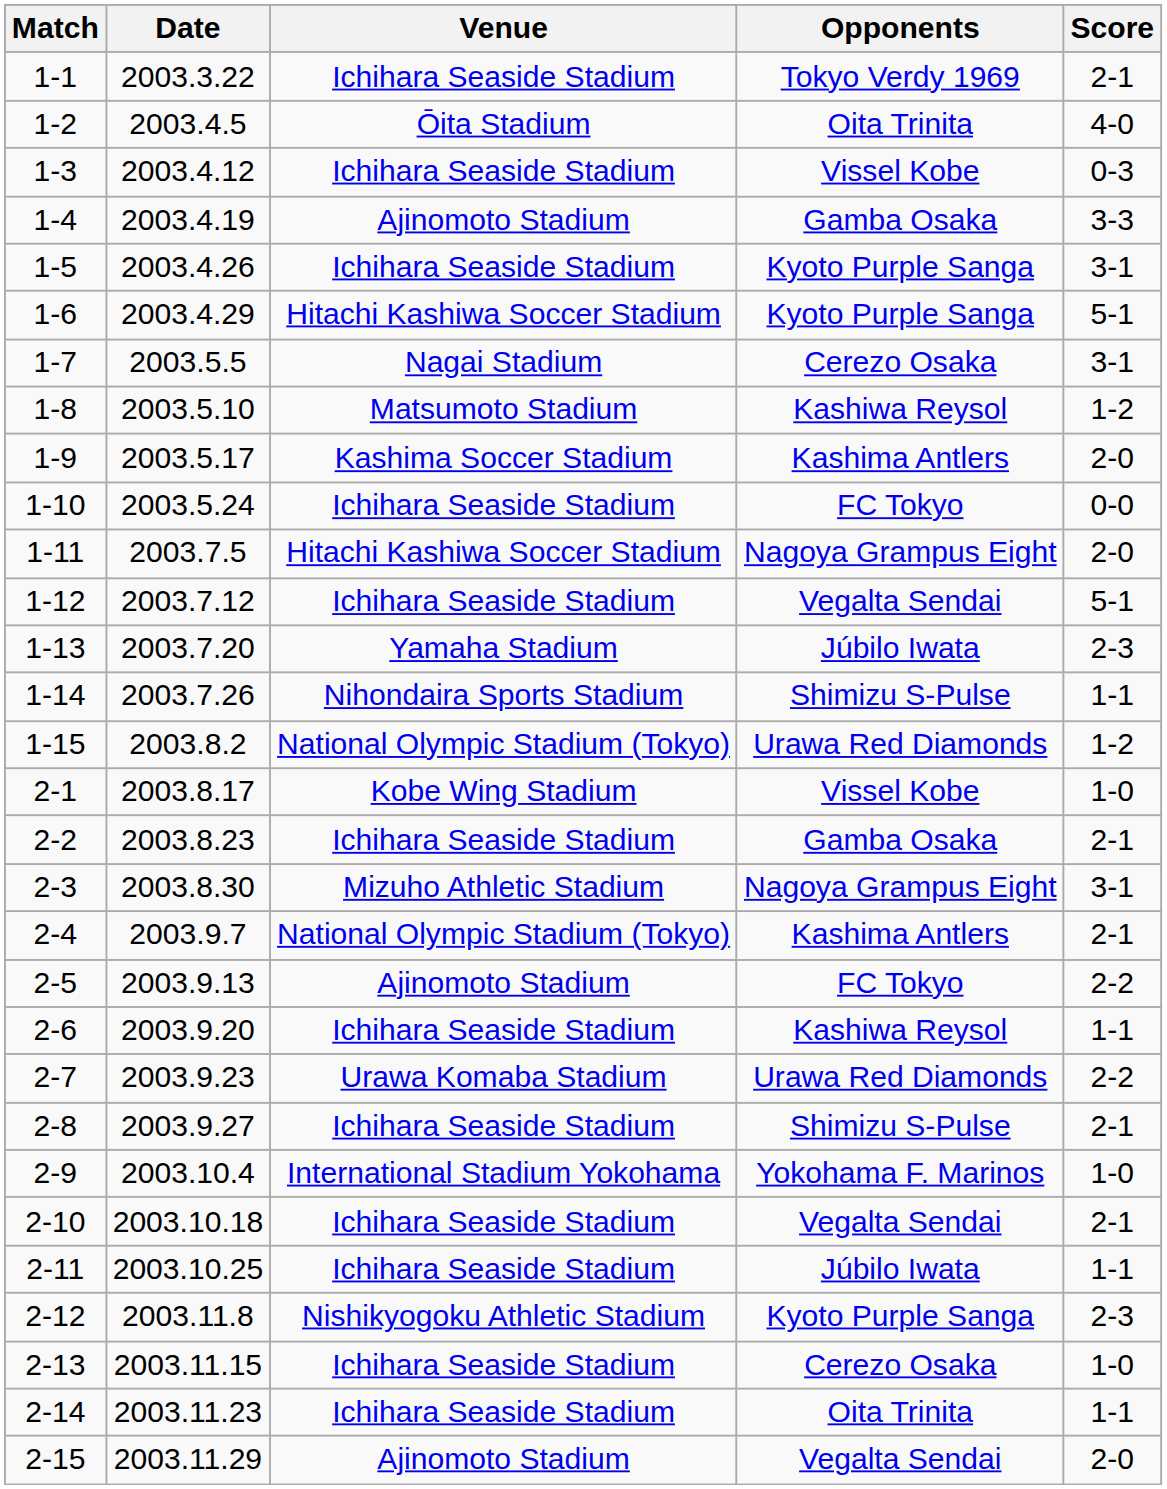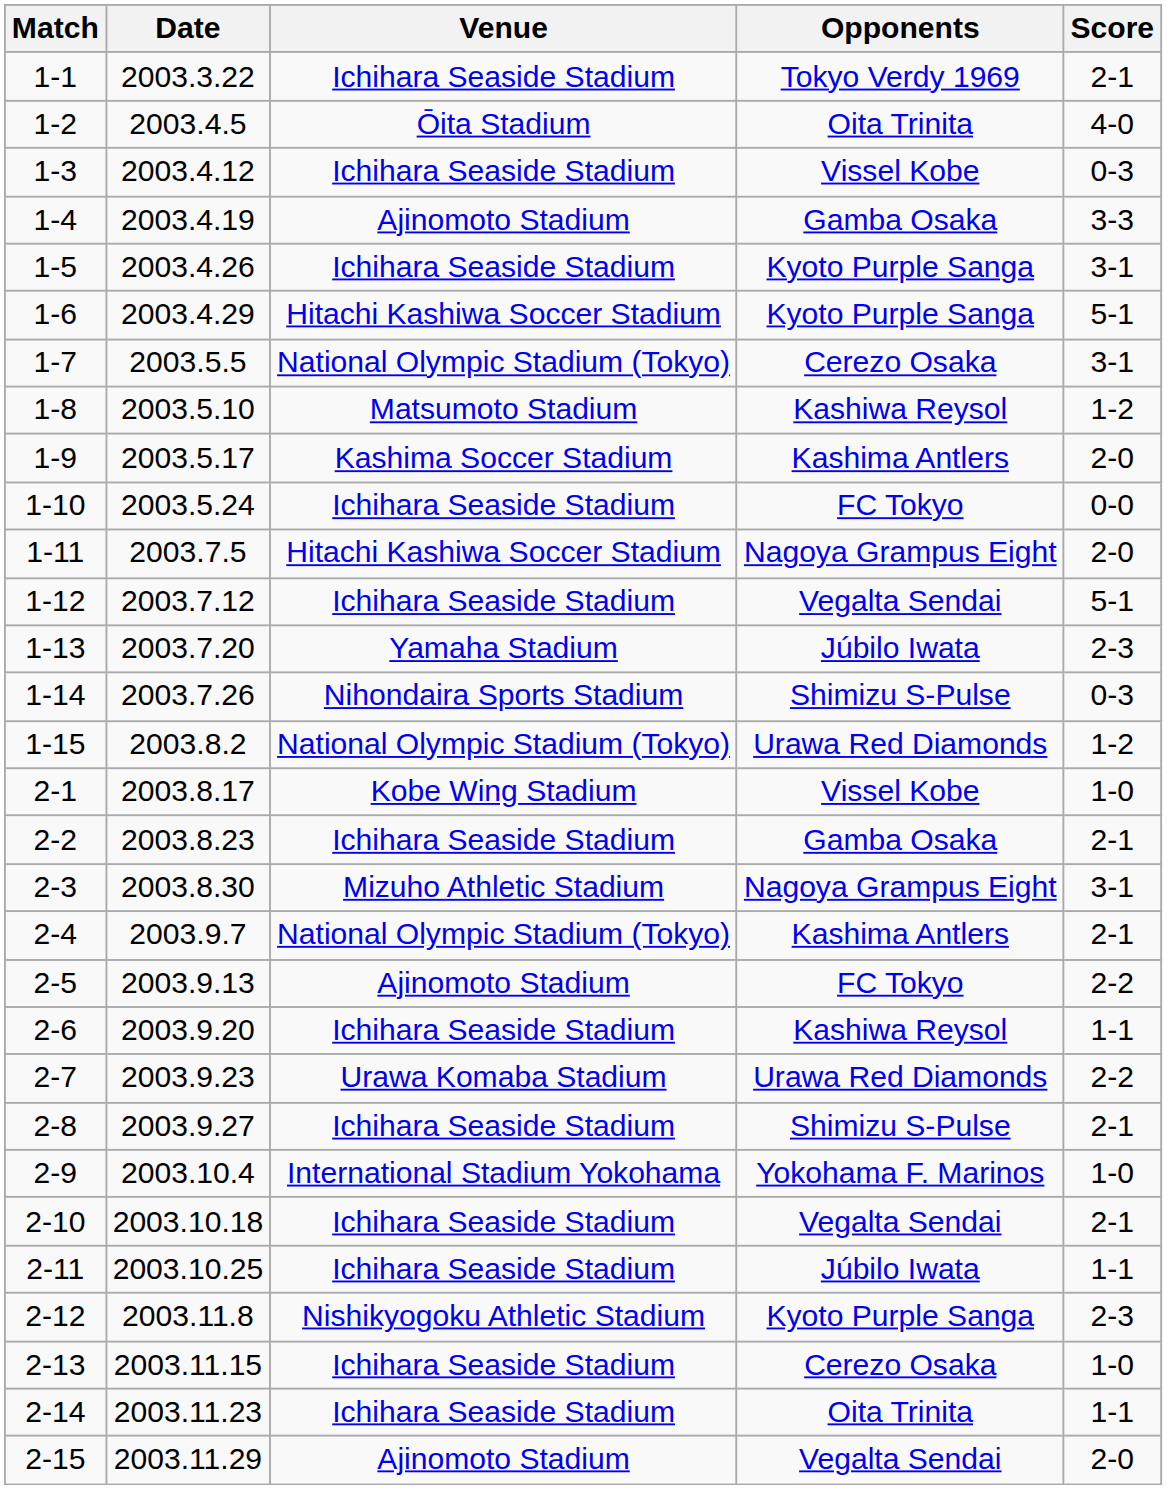(504, 362) Nagai Stadium -> (504, 362) National Olympic Stadium (Tokyo)
(1112, 696) 1-1 -> (1112, 696) 0-3
